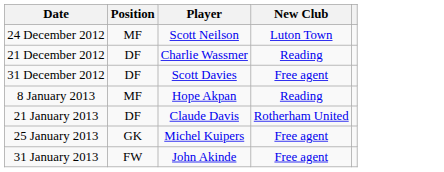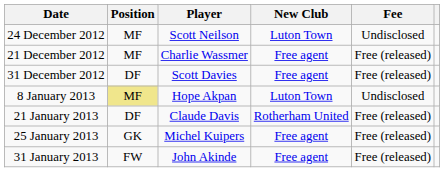+ column: (393, 14)
(133, 55) DF -> (133, 55) MF
(301, 55) Reading -> (301, 55) Free agent
(133, 95) no background -> (133, 95) khaki background
(301, 95) Reading -> (301, 95) Luton Town
